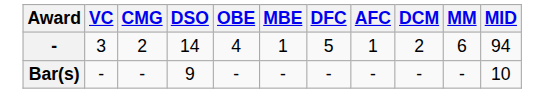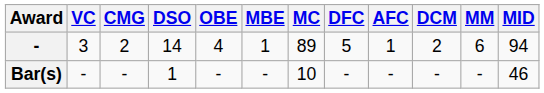+ column: (306, 18)
(190, 74) 9 -> (172, 74) 1
(501, 74) 10 -> (519, 74) 46
